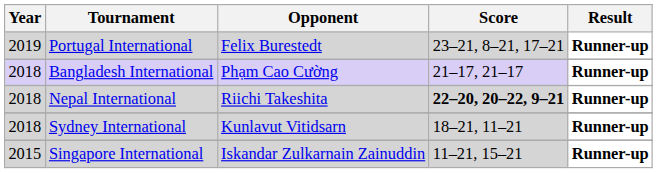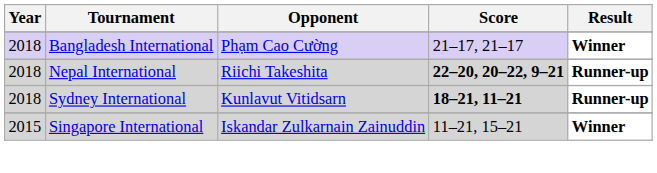- row: (121, 45)
(610, 72) Runner-up -> (599, 45) Winner
(478, 126) normal -> (478, 99) bold
(610, 153) Runner-up -> (599, 126) Winner
